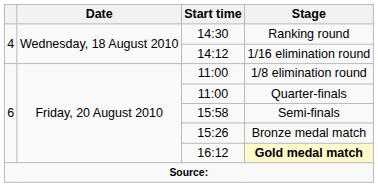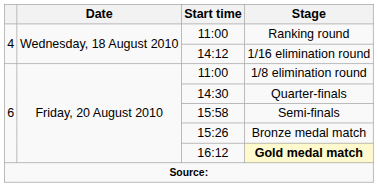(213, 34) 14:30 -> (213, 34) 11:00
(213, 93) 11:00 -> (213, 93) 14:30
